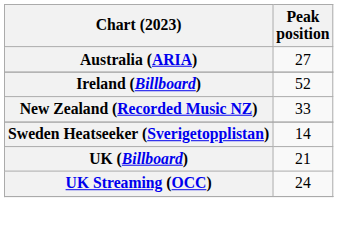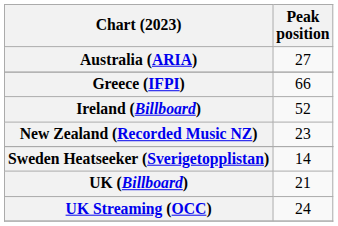+ row: (139, 84)
(303, 109) 33 -> (303, 134) 23
